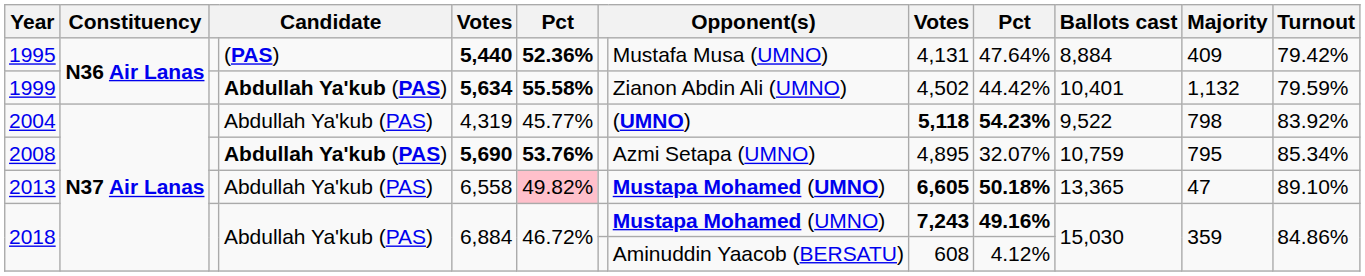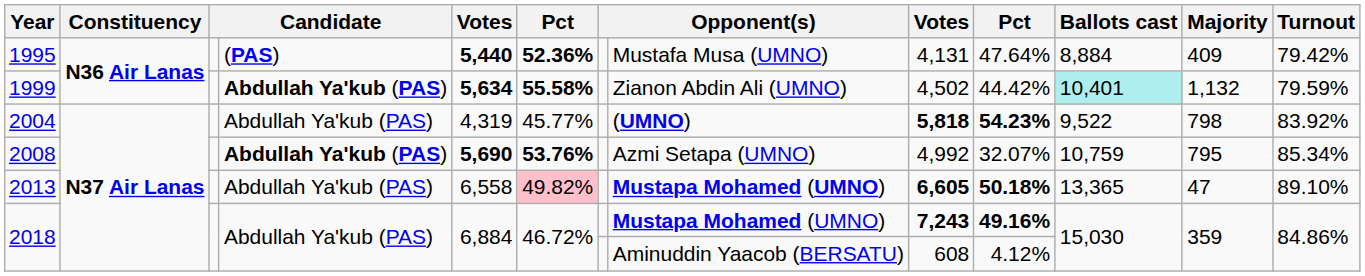(1092, 88) no background -> (1092, 88) paleturquoise background
(944, 121) 5,118 -> (943, 121) 5,818
(943, 154) 4,895 -> (943, 154) 4,992
